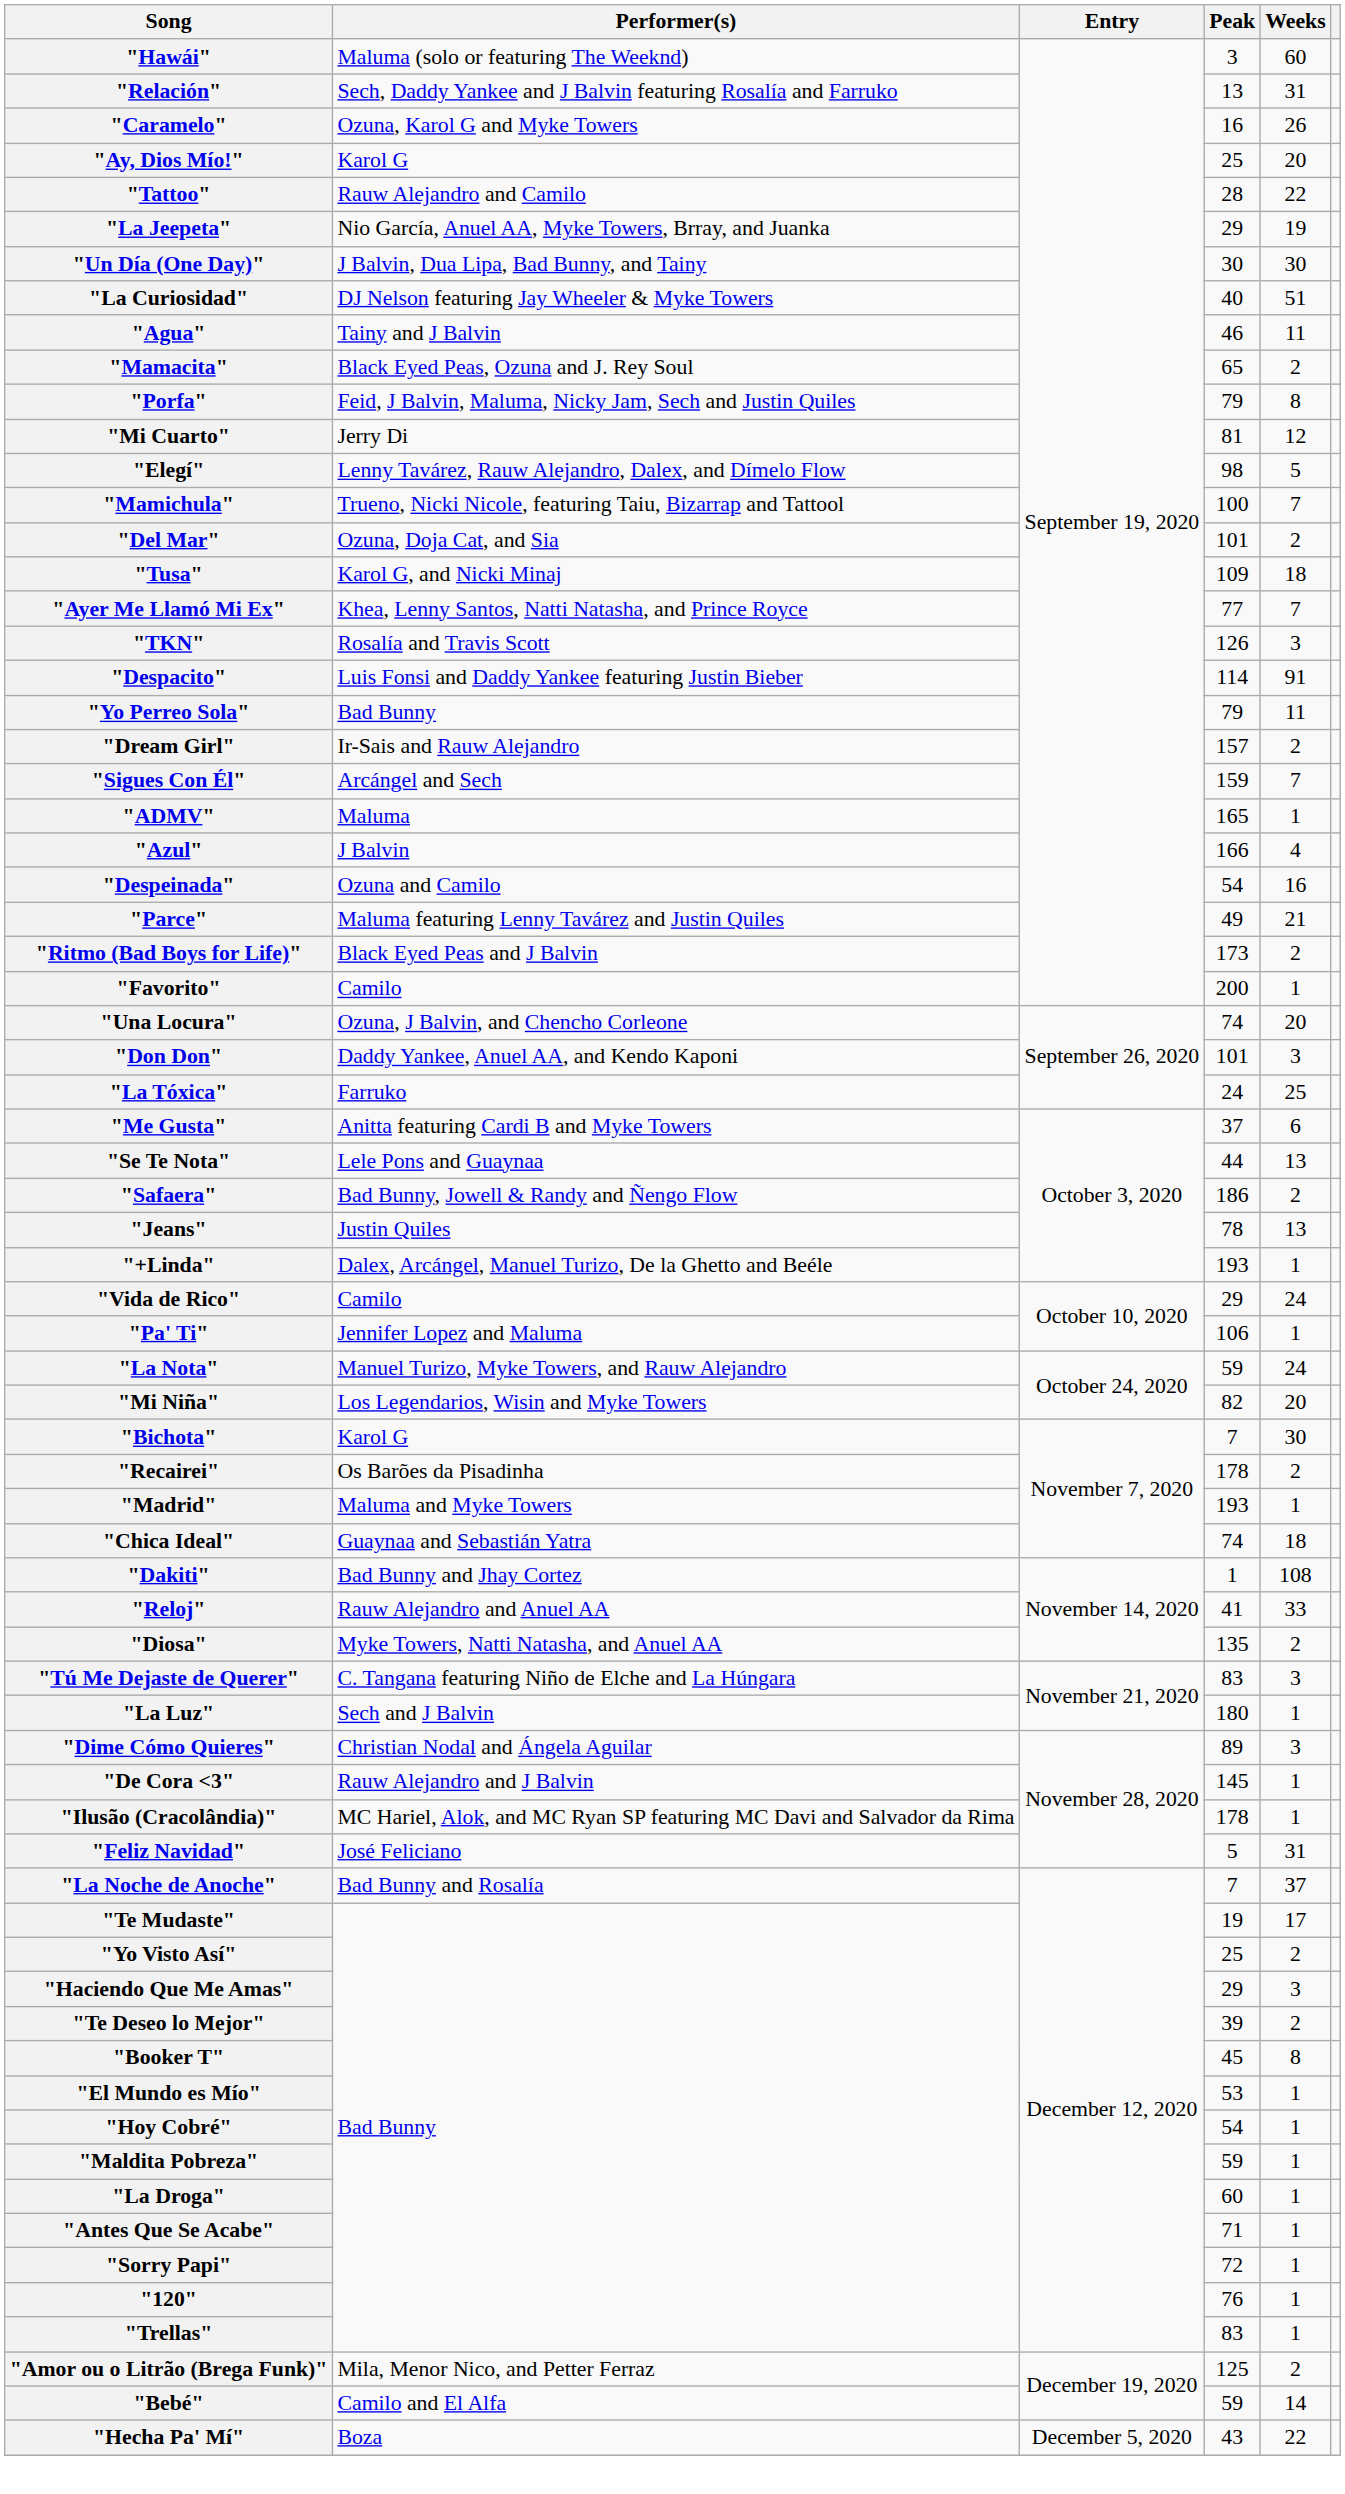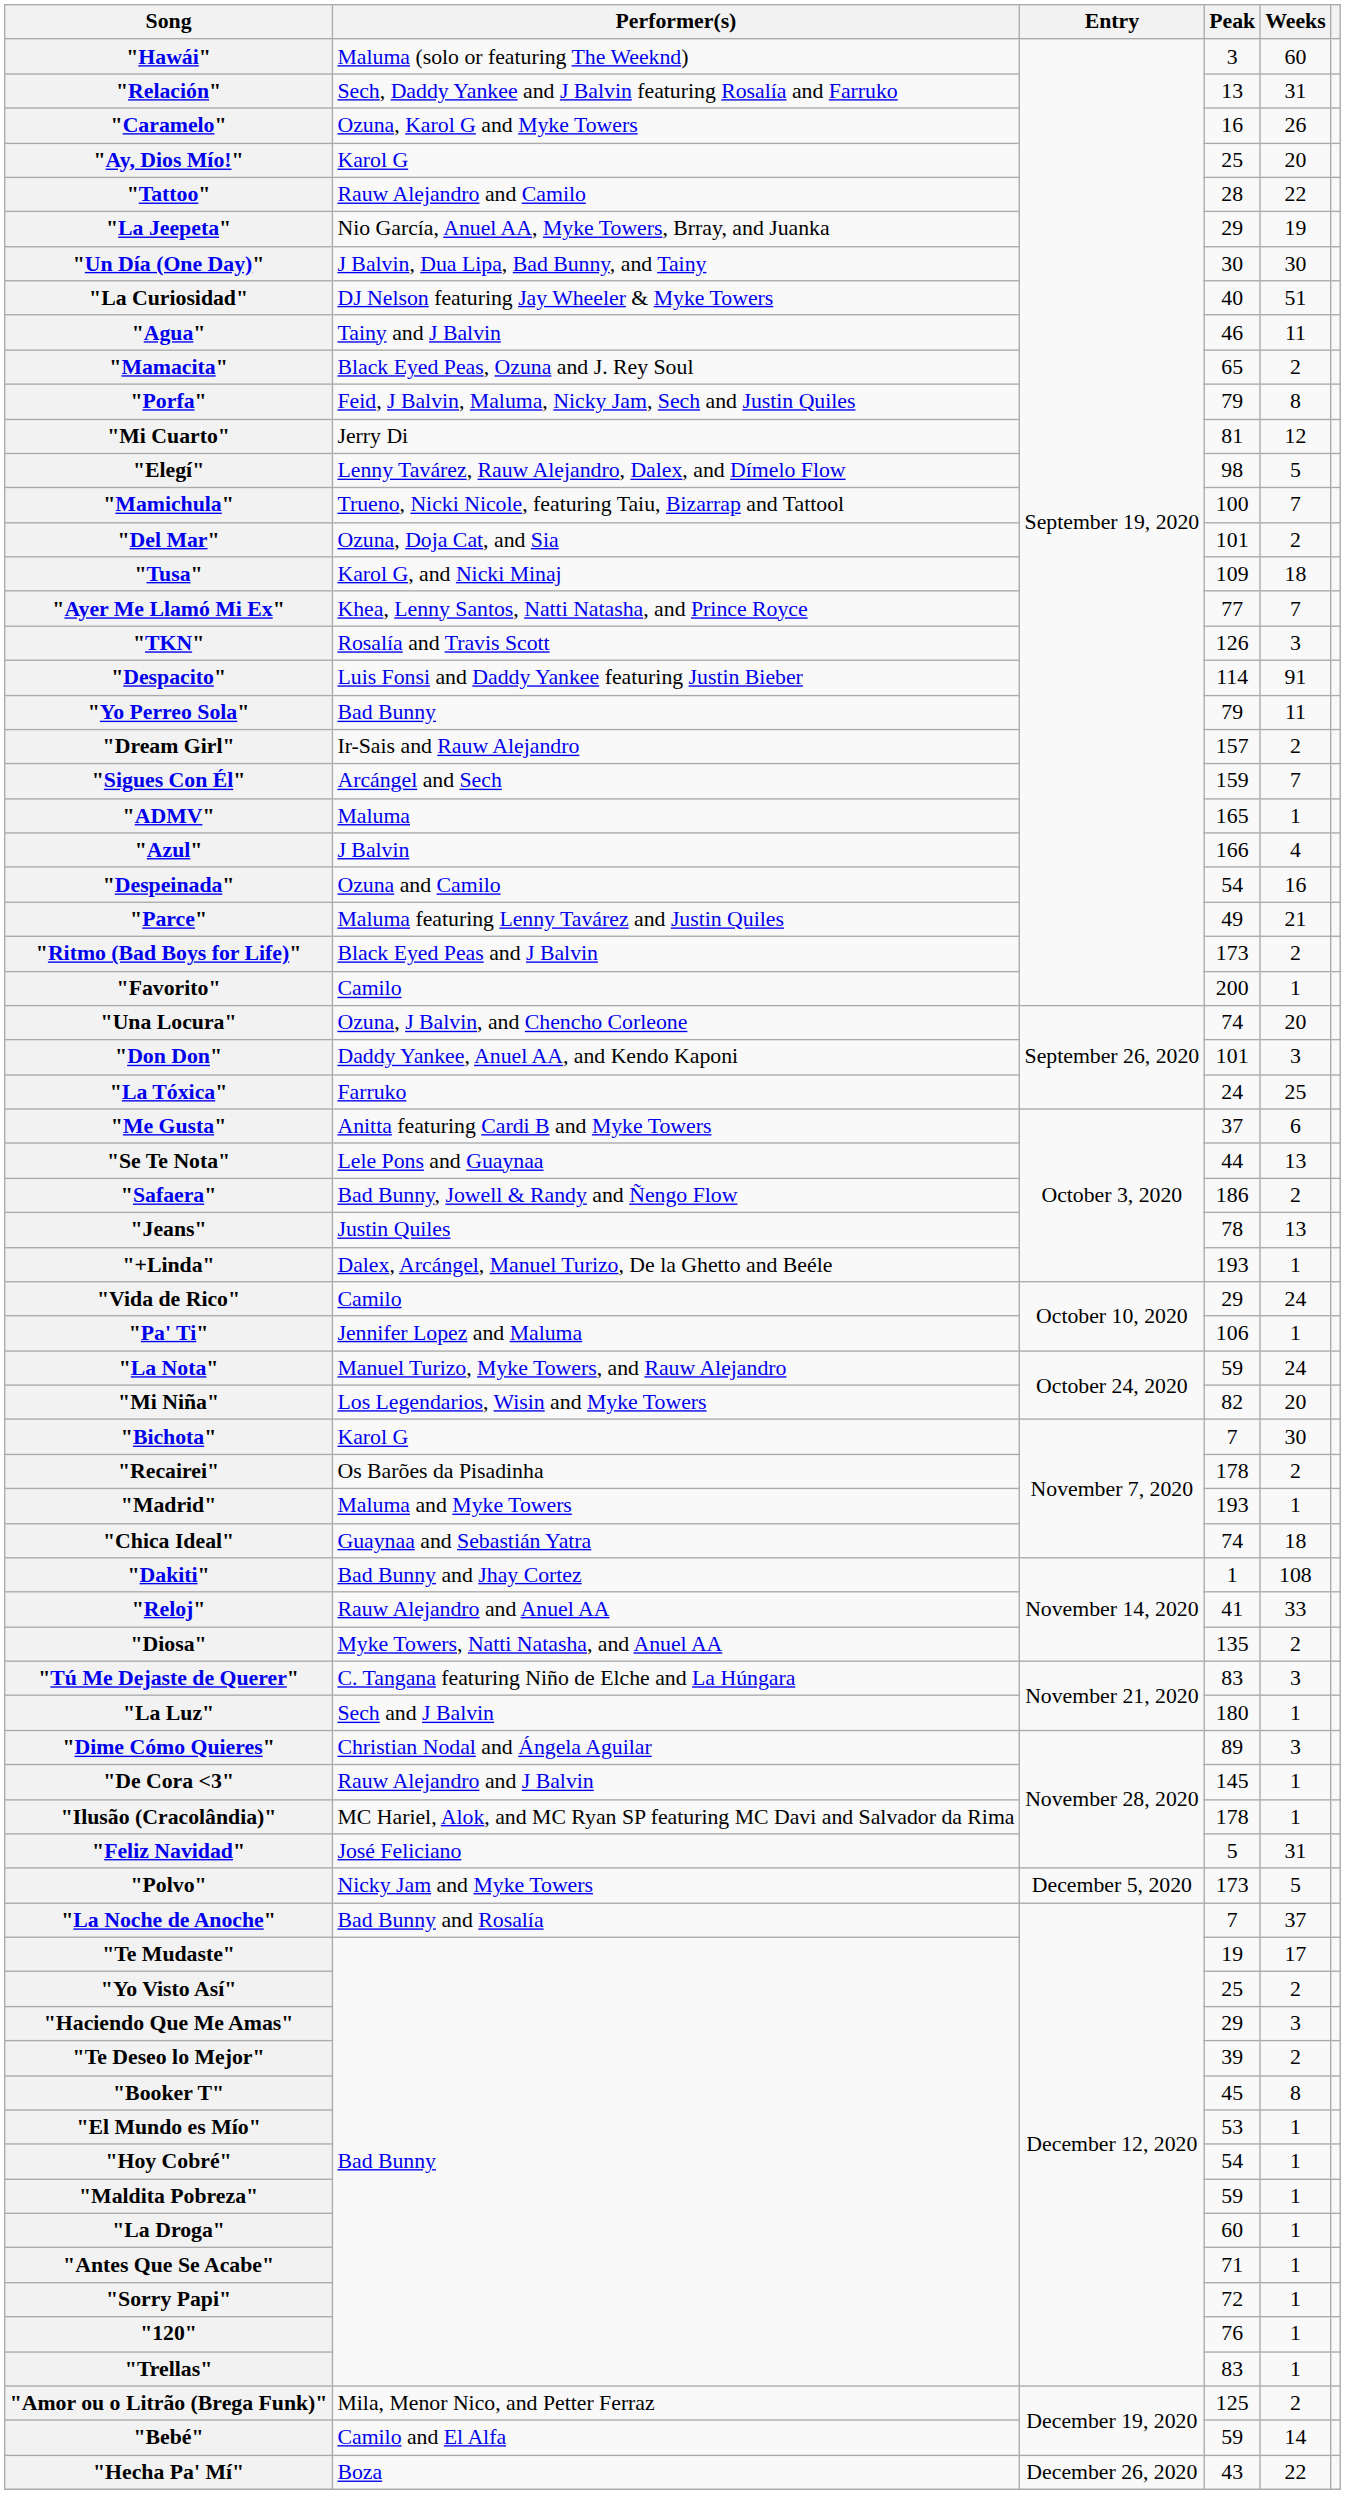+ row: (169, 1885)
(1112, 2437) December 5, 2020 -> (1112, 2471) December 26, 2020
